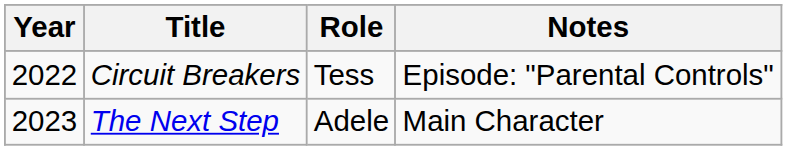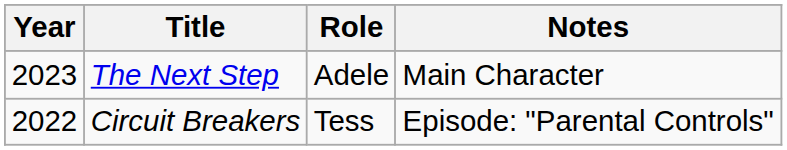rows swapped: (195, 74) <-> (185, 121)
